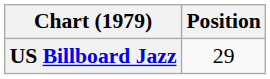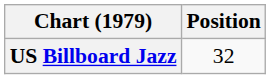(224, 55) 29 -> (224, 55) 32
